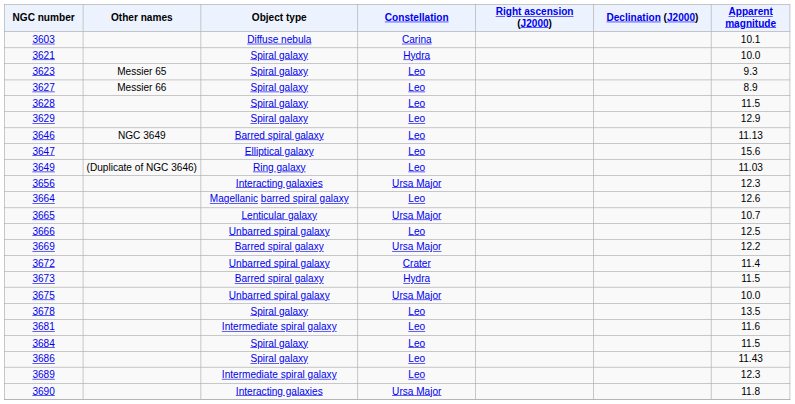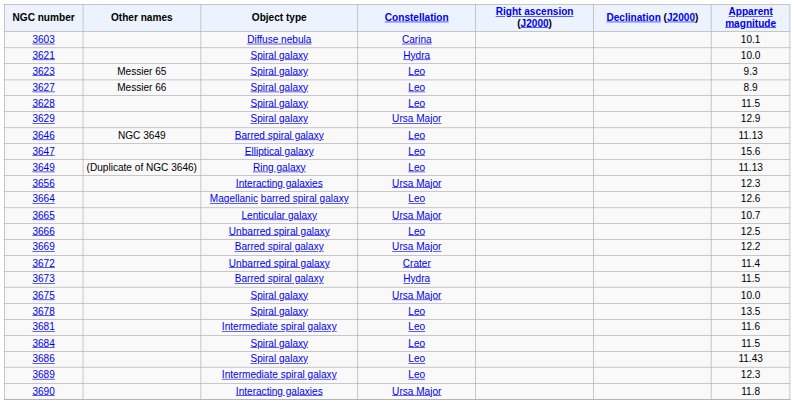(417, 119) Leo -> (417, 119) Ursa Major
(751, 167) 11.03 -> (751, 167) 11.13
(279, 295) Unbarred spiral galaxy -> (279, 295) Spiral galaxy
